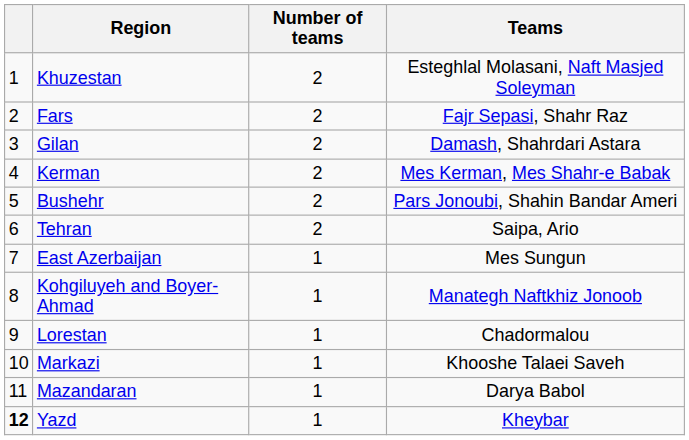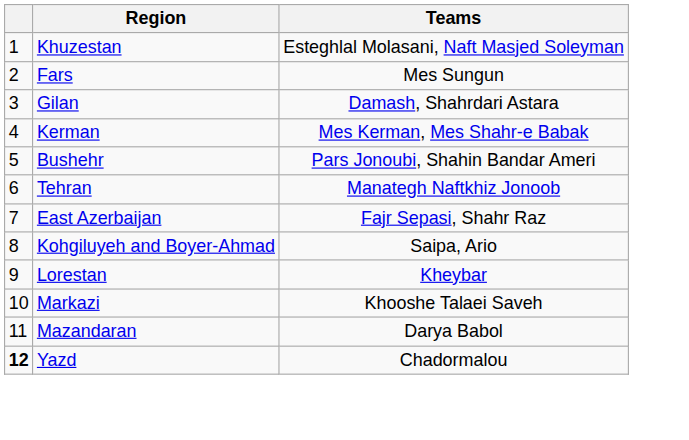- column: (318, 28)
(535, 115) Fajr Sepasi, Shahr Raz -> (454, 75) Mes Sungun
(535, 229) Saipa, Ario -> (454, 189) Manategh Naftkhiz Jonoob
(535, 257) Mes Sungun -> (454, 217) Fajr Sepasi, Shahr Raz
(535, 296) Manategh Naftkhiz Jonoob -> (454, 246) Saipa, Ario
(535, 334) Chadormalou -> (454, 274) Kheybar
(535, 420) Kheybar -> (454, 359) Chadormalou
